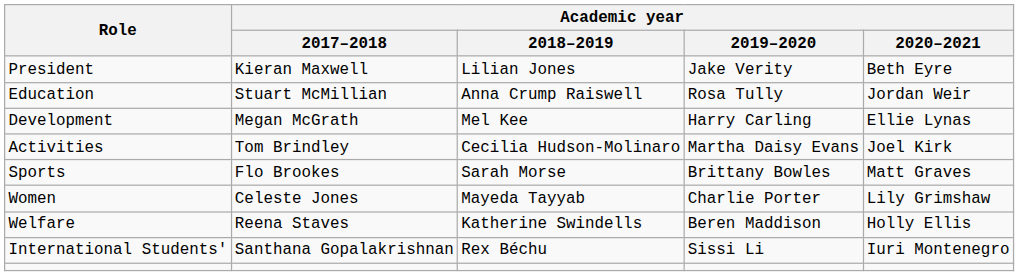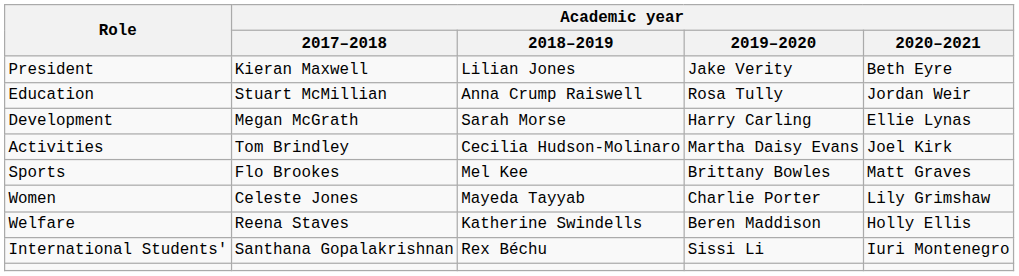(495, 121) Mel Kee -> (514, 121) Sarah Morse
(514, 173) Sarah Morse -> (495, 173) Mel Kee
